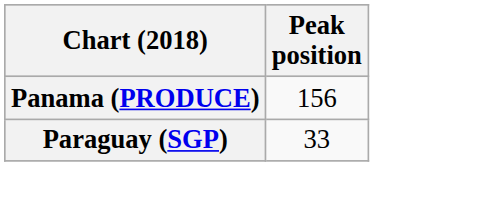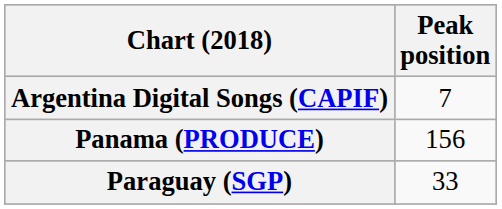+ row: (199, 97)
